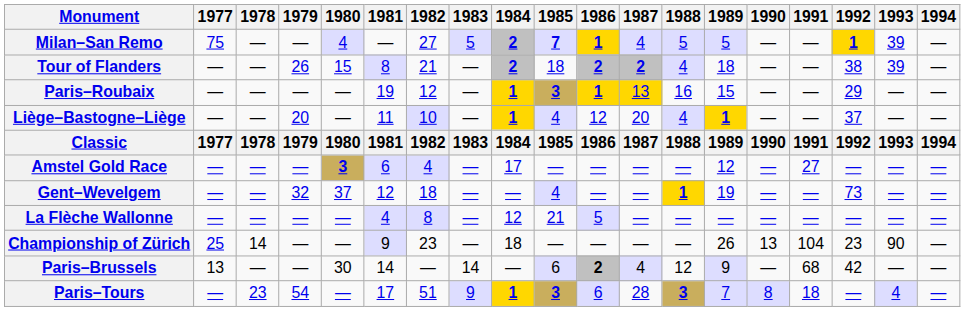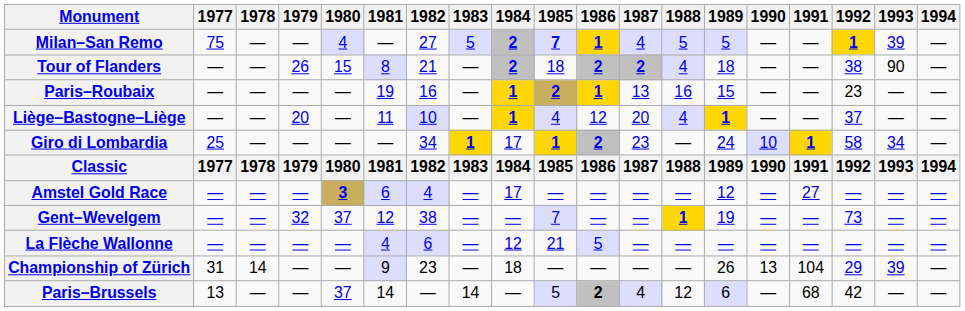(896, 67) 39 -> (896, 67) 90
(428, 92) 12 -> (428, 92) 16
(556, 92) 3 -> (556, 92) 2
(641, 92) gold background -> (641, 92) no background
(853, 92) 29 -> (853, 92) 23
+ row: (99, 142)
(428, 192) 18 -> (428, 218) 38
(556, 192) 4 -> (556, 218) 7
(428, 218) 8 -> (428, 243) 6
(215, 243) 25 -> (215, 268) 31
(853, 243) 23 -> (853, 268) 29
(896, 243) 90 -> (896, 268) 39
(343, 268) 30 -> (343, 293) 37
(556, 268) 6 -> (556, 293) 5
(726, 268) 9 -> (726, 293) 6
- row: (99, 293)
